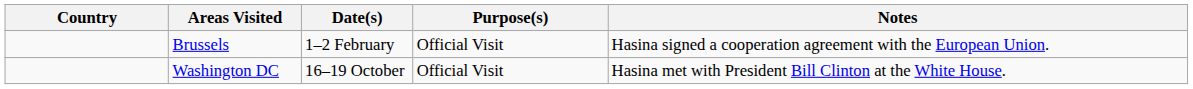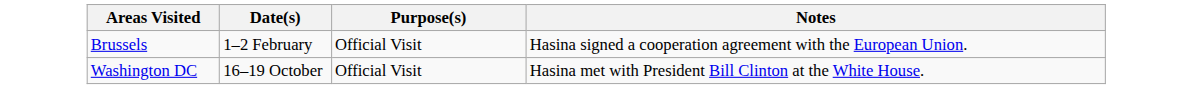- column: (87, 17)
